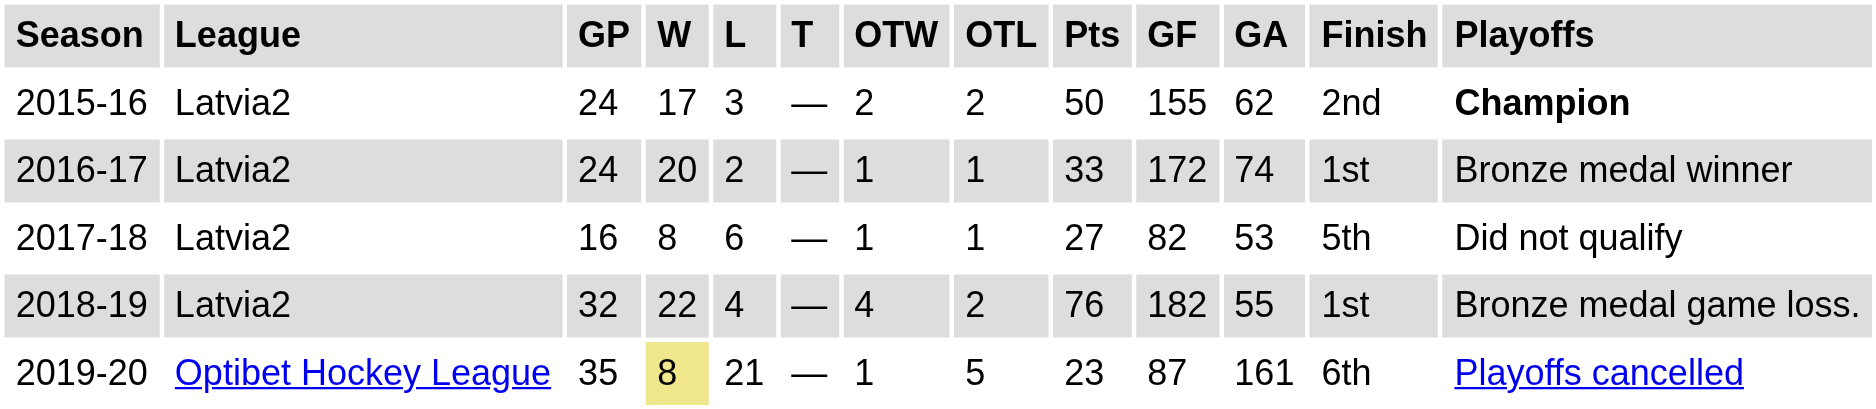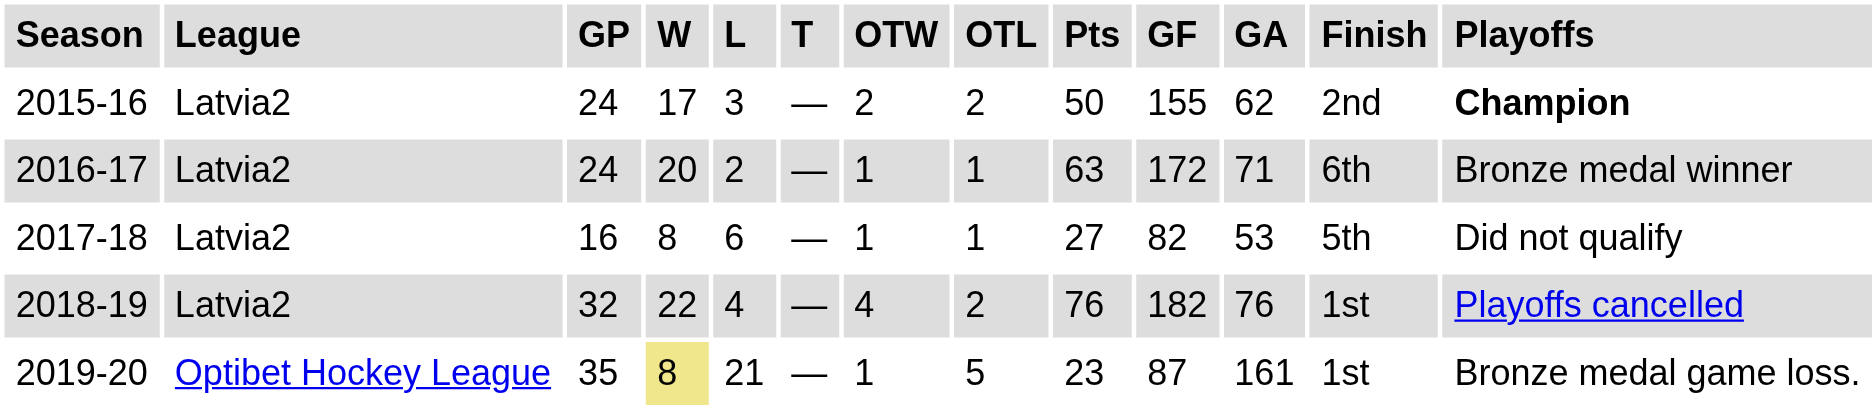(1084, 170) 33 -> (1084, 170) 63
(1254, 170) 74 -> (1254, 170) 71
(1345, 170) 1st -> (1346, 170) 6th
(1254, 305) 55 -> (1254, 305) 76
(1658, 305) Bronze medal game loss. -> (1599, 305) Playoffs cancelled
(1346, 372) 6th -> (1345, 372) 1st
(1599, 372) Playoffs cancelled -> (1658, 372) Bronze medal game loss.
